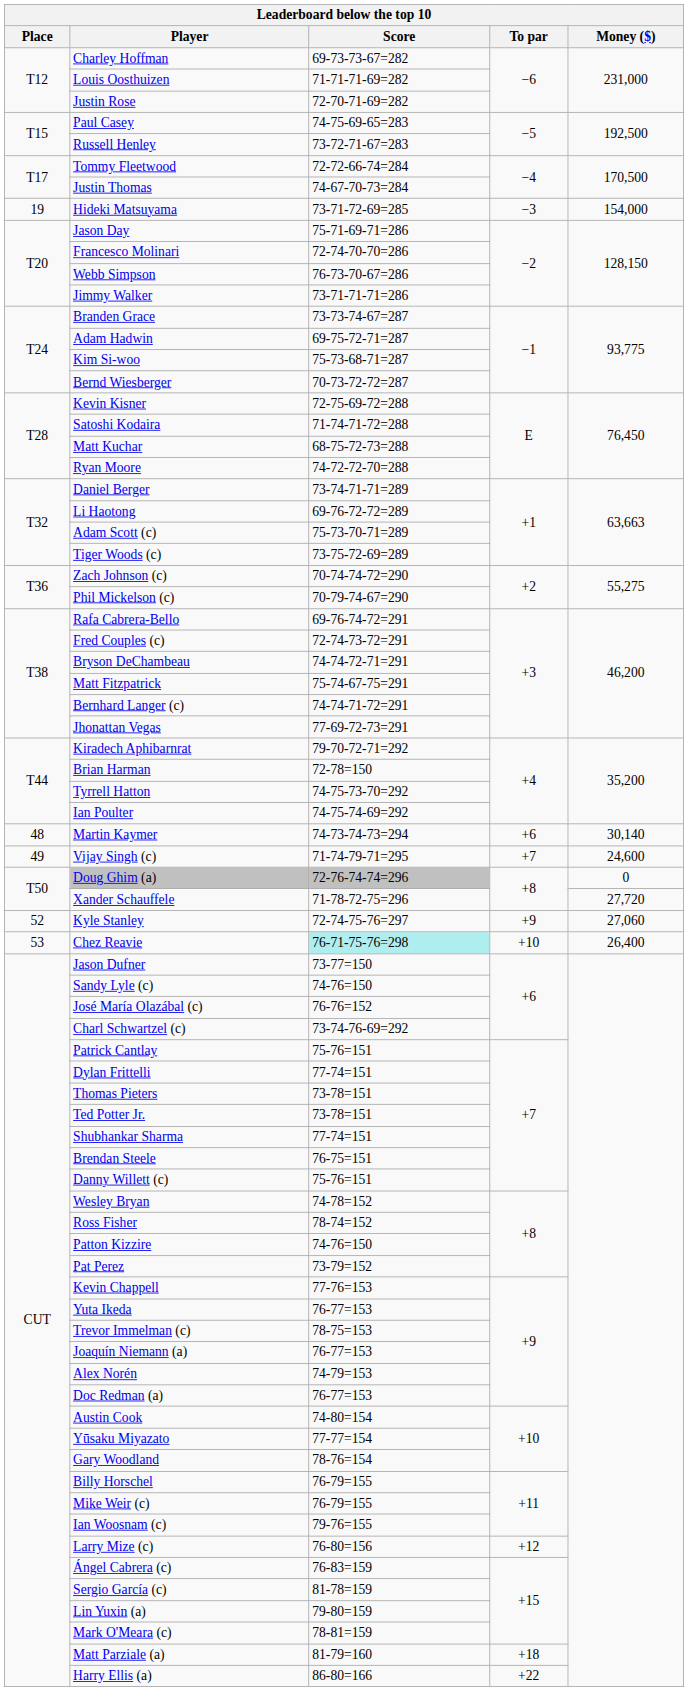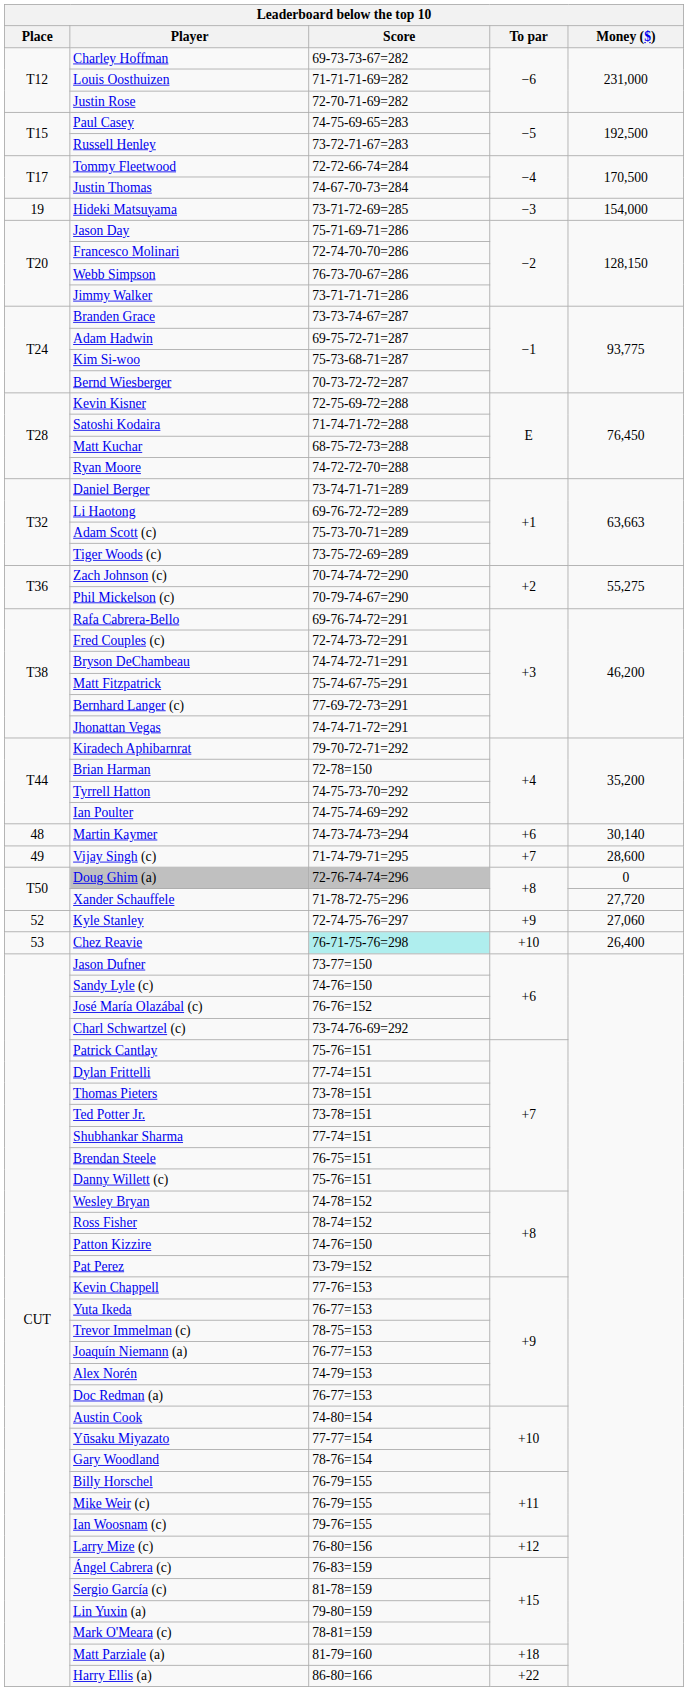(360, 705) 74-74-71-72=291 -> (360, 705) 77-69-72-73=291
(360, 727) 77-69-72-73=291 -> (360, 727) 74-74-71-72=291
(626, 856) 24,600 -> (626, 856) 28,600
